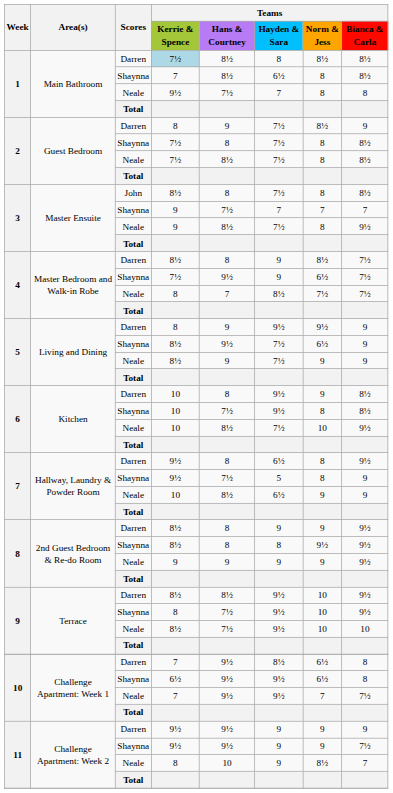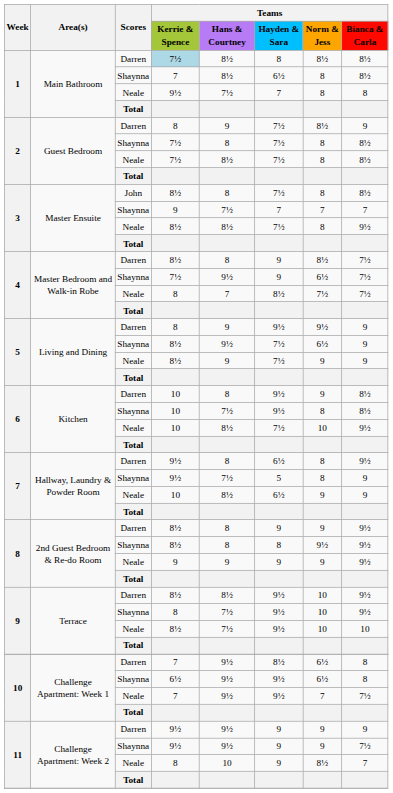(175, 226) 9 -> (175, 226) 8½
